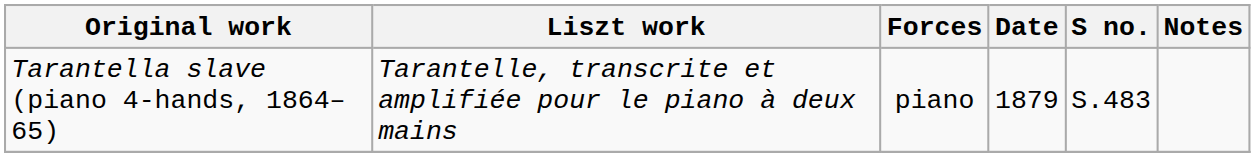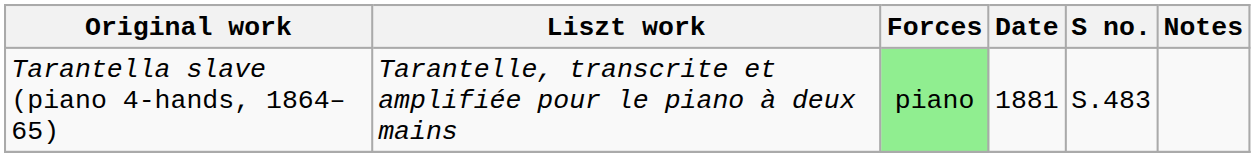(935, 100) no background -> (935, 100) lightgreen background
(1027, 100) 1879 -> (1027, 100) 1881
